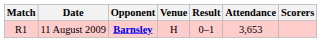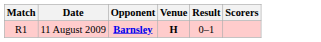- column: (251, 12)
(174, 29) normal -> (174, 29) bold
